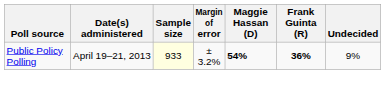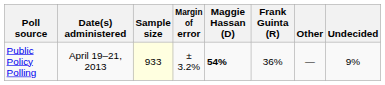+ column: (310, 34)
(301, 55) bold -> (273, 61) normal
